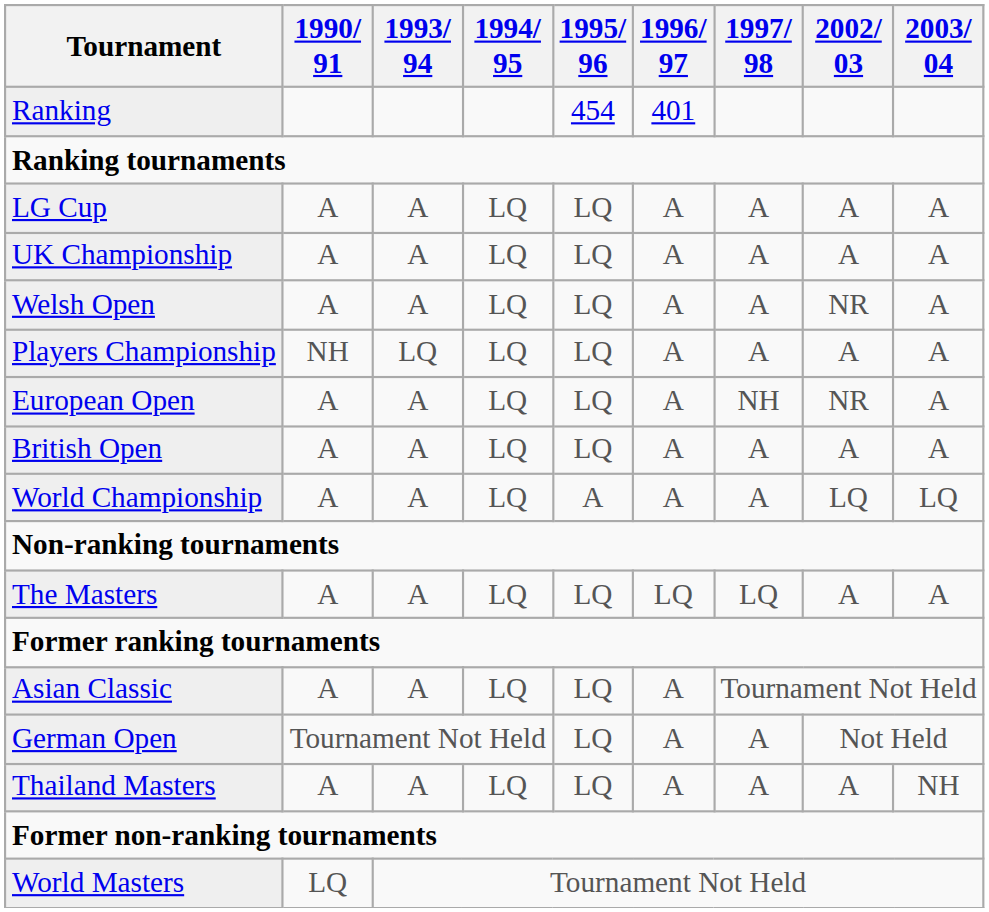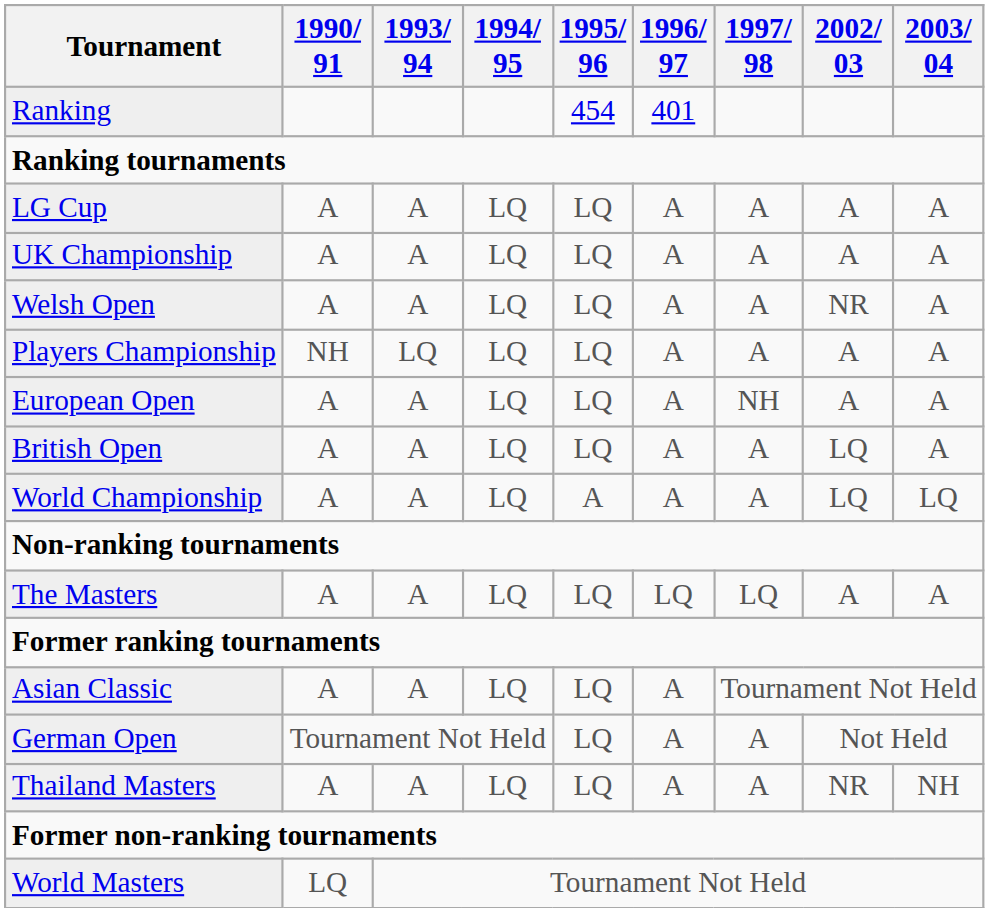(848, 400) NR -> (848, 400) A
(848, 448) A -> (848, 448) LQ
(848, 786) A -> (848, 786) NR
